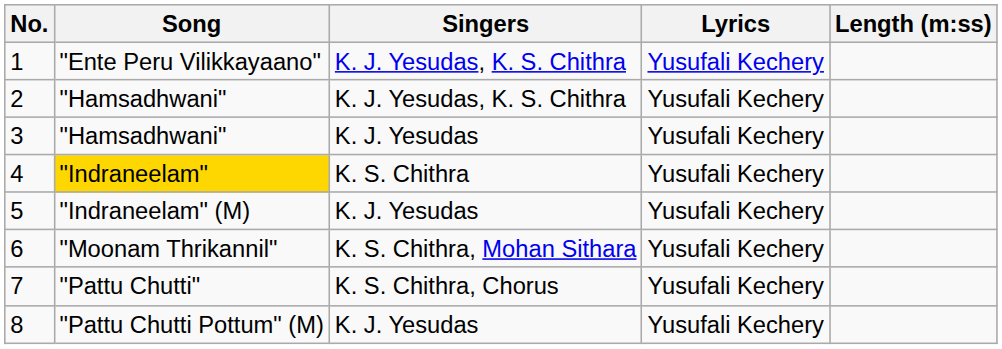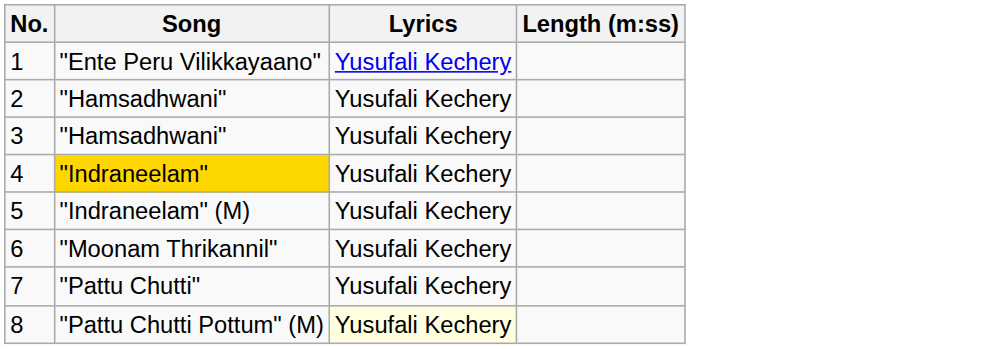- column: (486, 24)
(736, 324) no background -> (423, 324) lightyellow background
